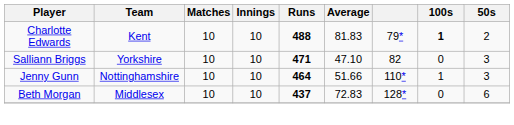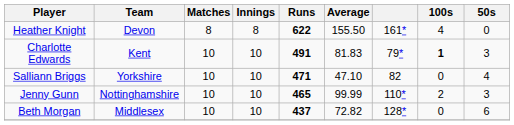+ row: (49, 30)
(302, 36) 488 -> (302, 53) 491
(487, 36) 2 -> (487, 53) 3
(487, 59) 3 -> (487, 77) 4
(302, 77) 464 -> (302, 94) 465
(348, 77) 51.66 -> (348, 94) 99.99
(441, 77) 1 -> (441, 94) 2
(348, 94) 72.83 -> (348, 111) 72.82
